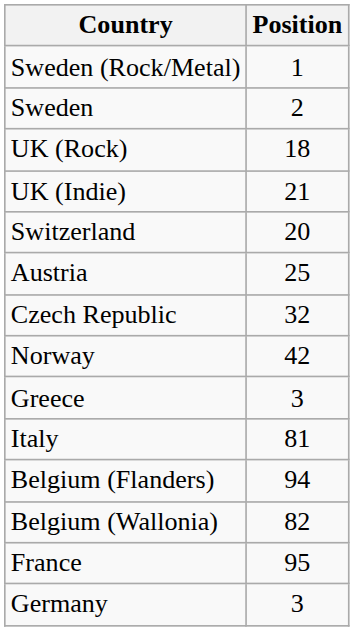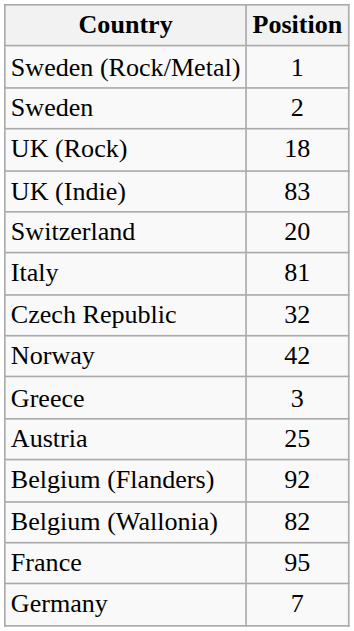(297, 190) 21 -> (297, 190) 83
rows swapped: (49, 273) <-> (35, 438)
(297, 480) 94 -> (297, 480) 92
(297, 604) 3 -> (297, 604) 7
